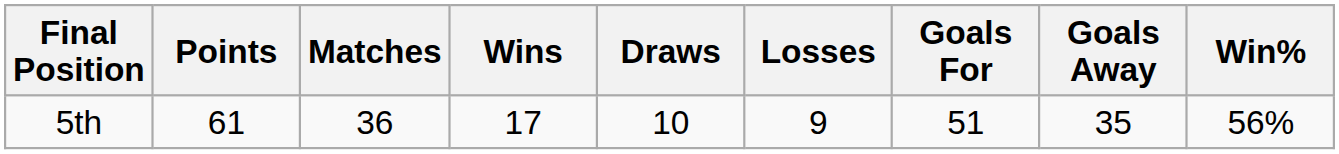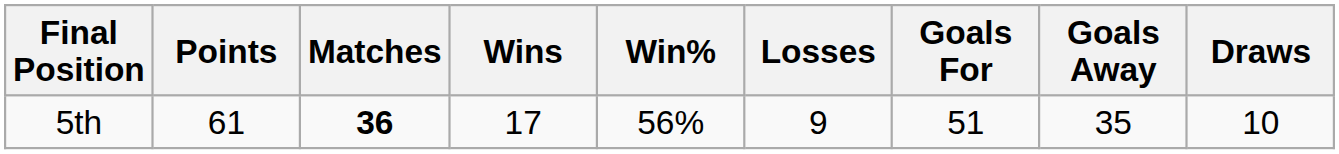columns swapped: (671, 50) <-> (1261, 50)
(375, 122) normal -> (375, 122) bold
